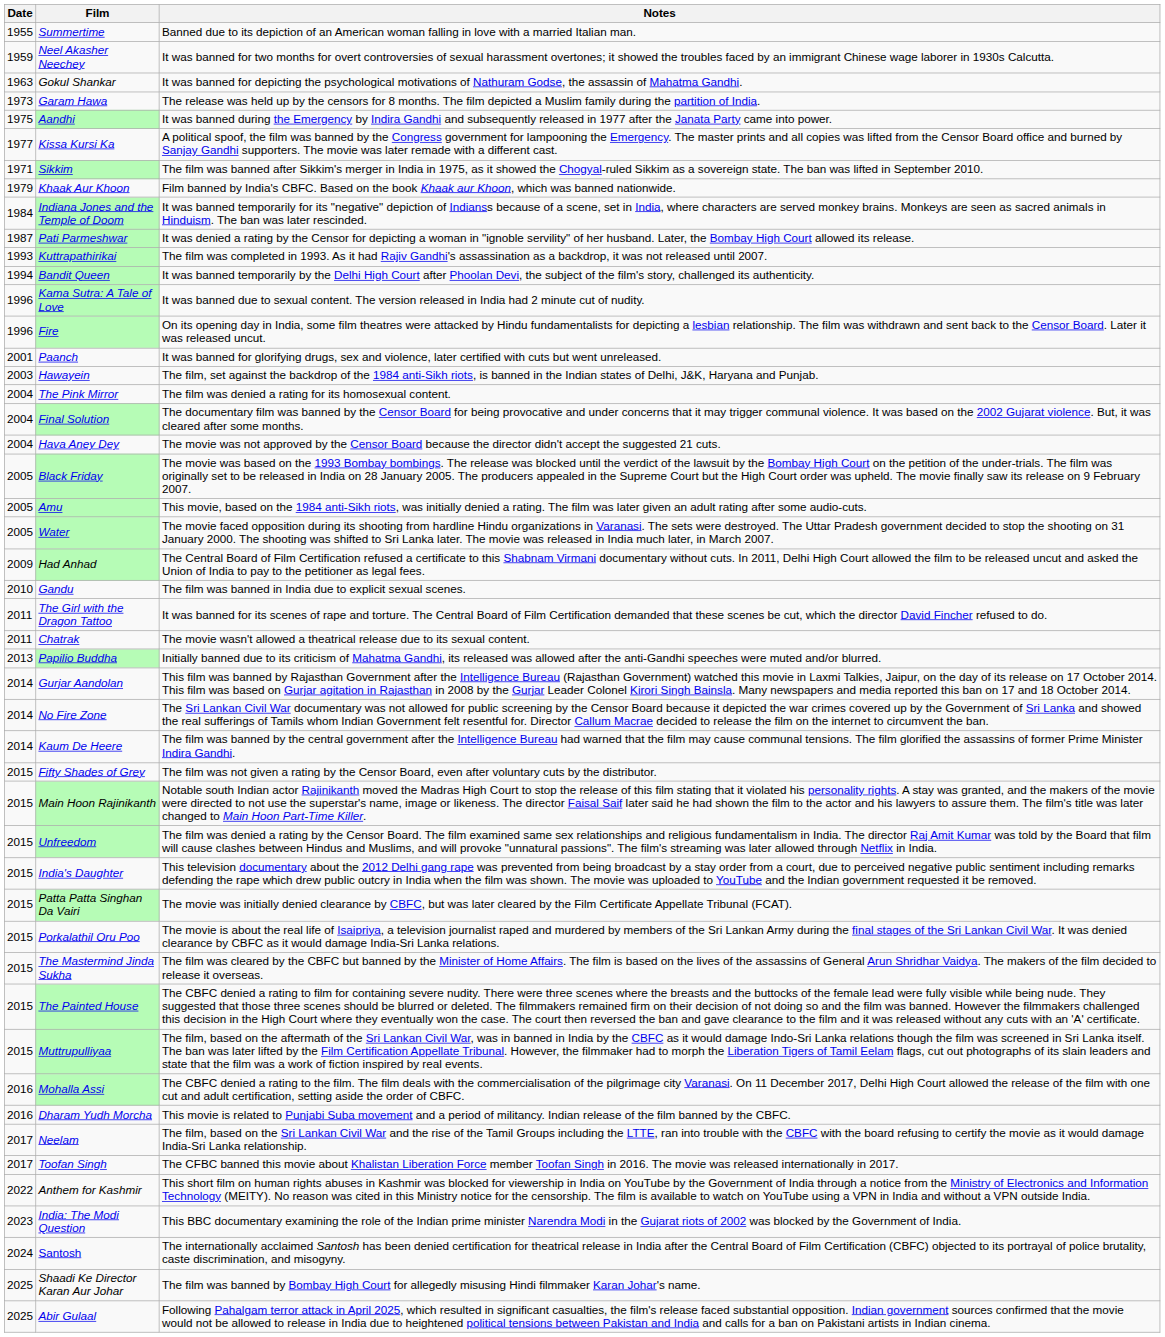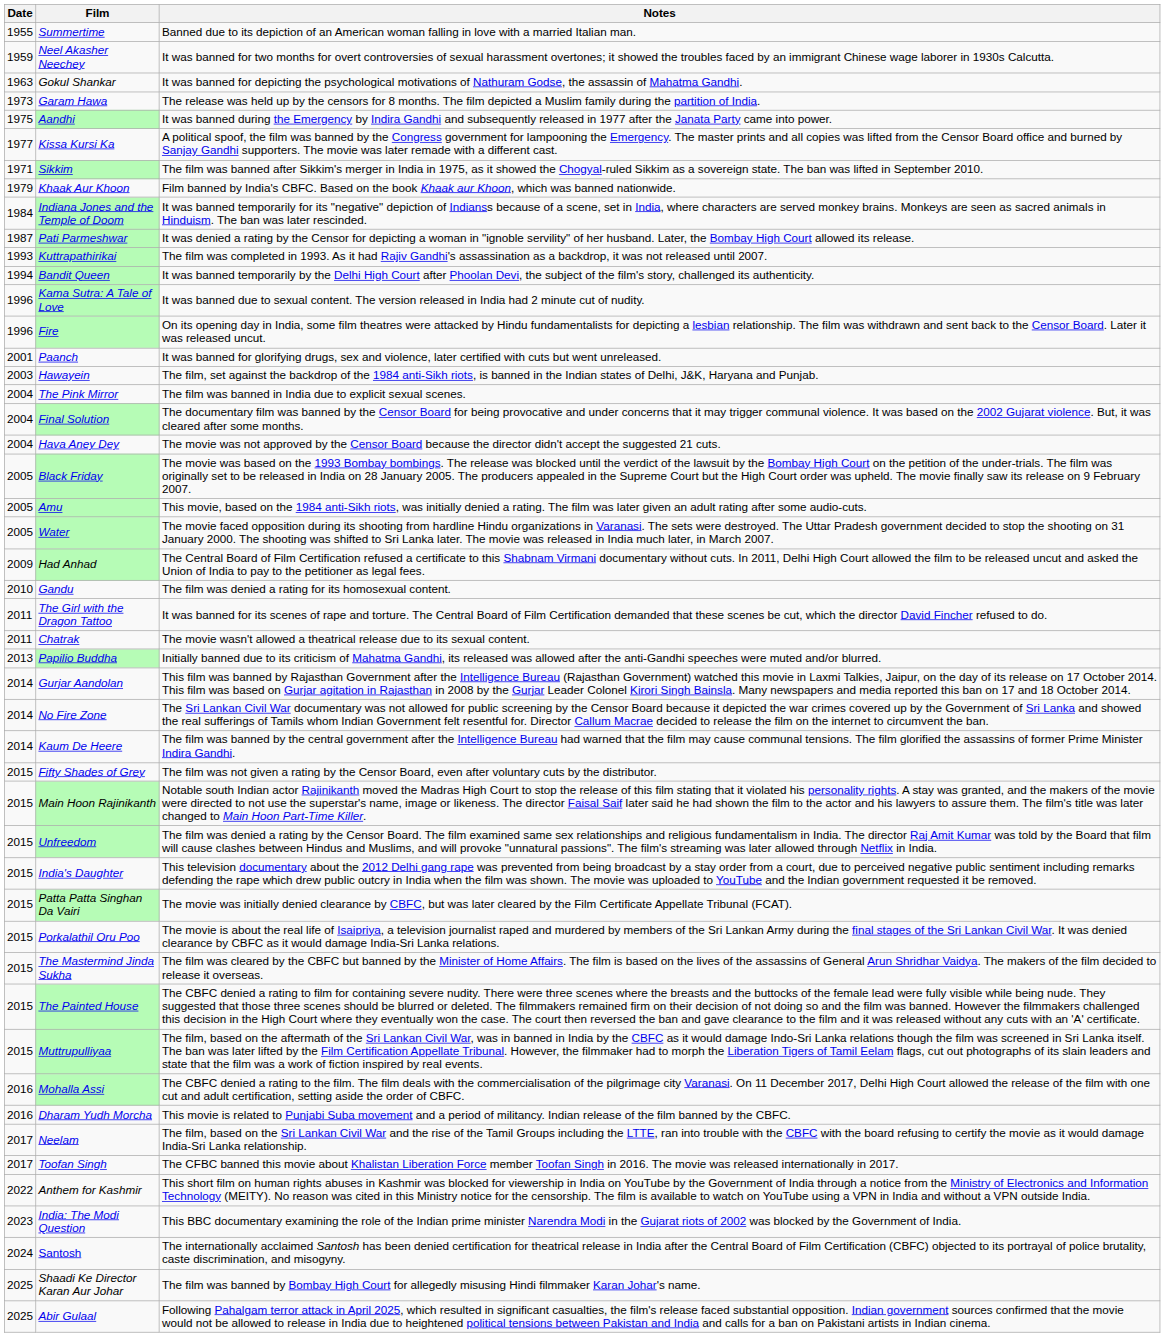(306, 394) The film was denied a rating for its homosexual content. -> (314, 394) The film was banned in India due to explicit sexual scenes.
(314, 589) The film was banned in India due to explicit sexual scenes. -> (306, 589) The film was denied a rating for its homosexual content.
